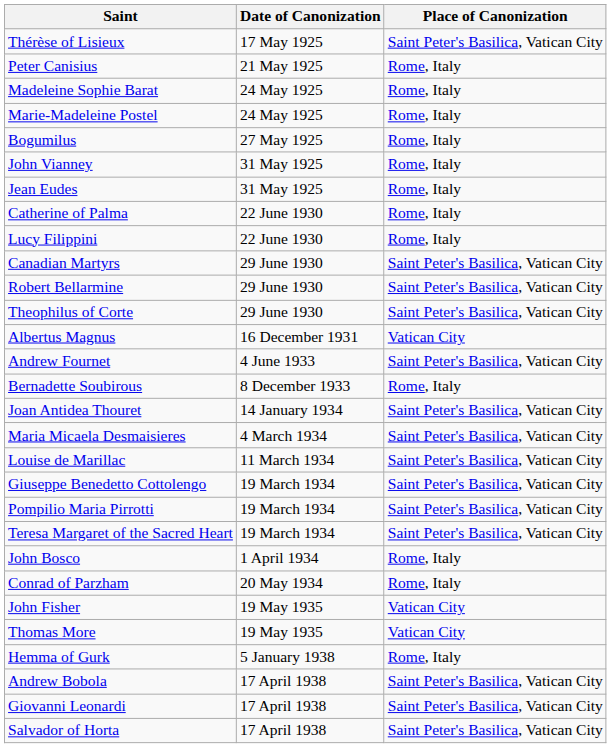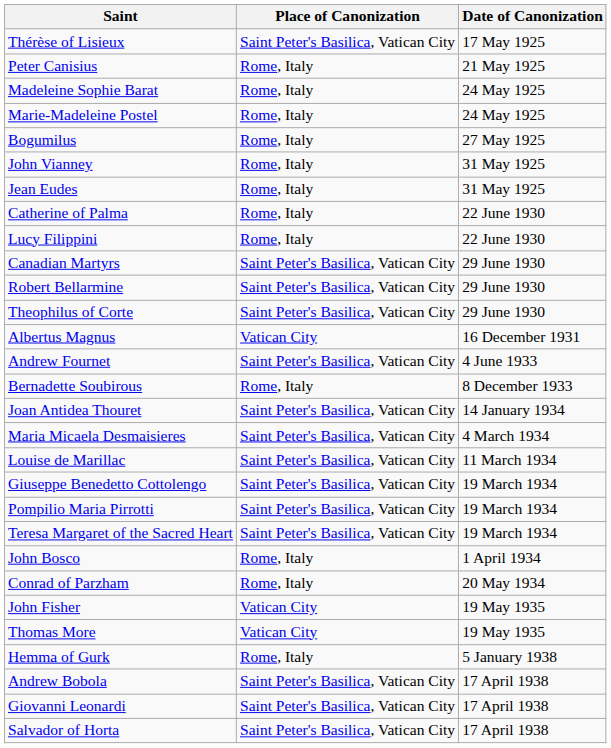columns swapped: (310, 16) <-> (495, 16)
